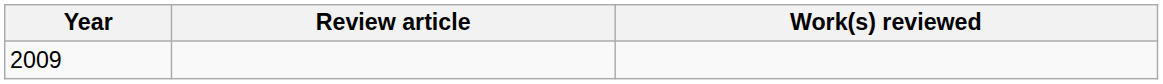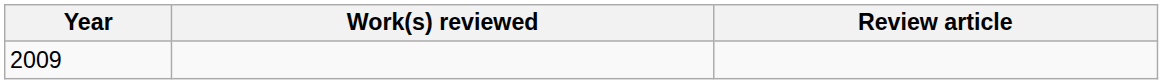columns swapped: (393, 22) <-> (886, 22)
